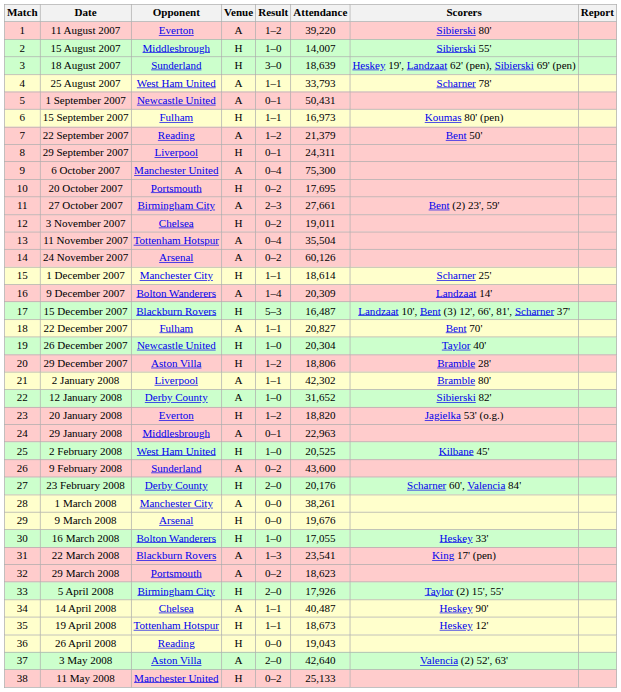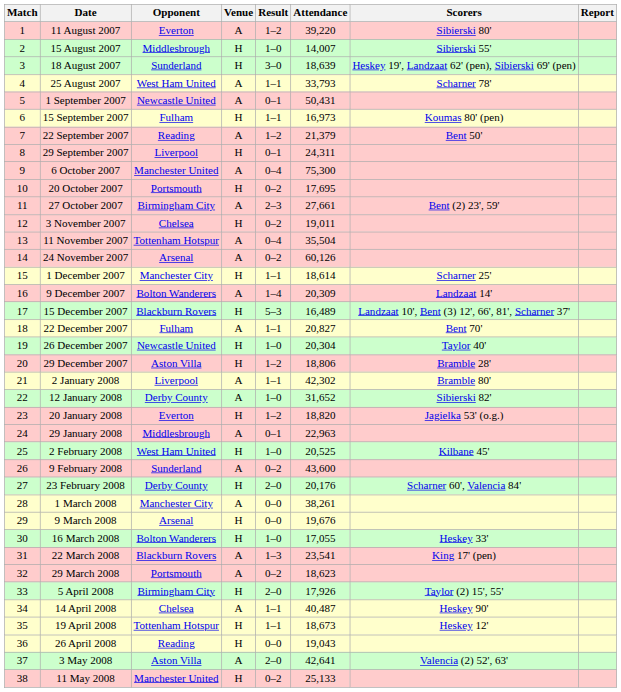(320, 310) 16,487 -> (320, 310) 16,489
(320, 661) 42,640 -> (320, 661) 42,641
